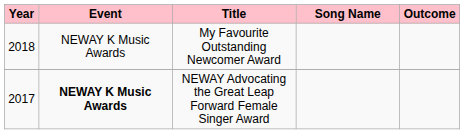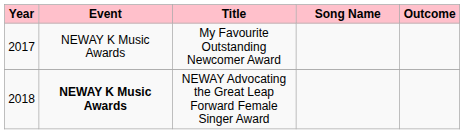(21, 46) 2018 -> (21, 46) 2017
(21, 99) 2017 -> (21, 99) 2018
